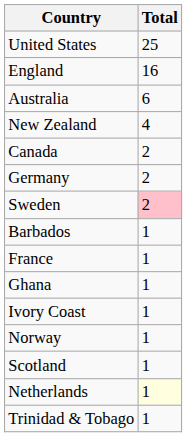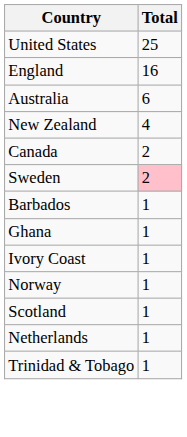- row: (39, 177)
- row: (31, 257)
(146, 391) lightyellow background -> (146, 337) no background
